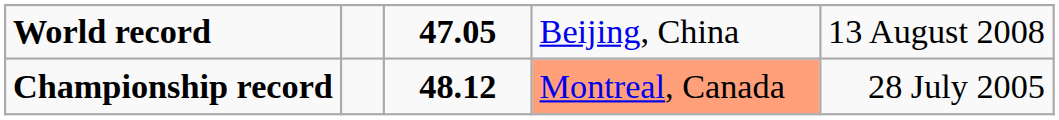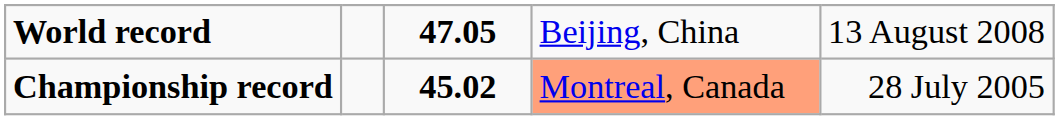(458, 85) 48.12 -> (458, 85) 45.02
